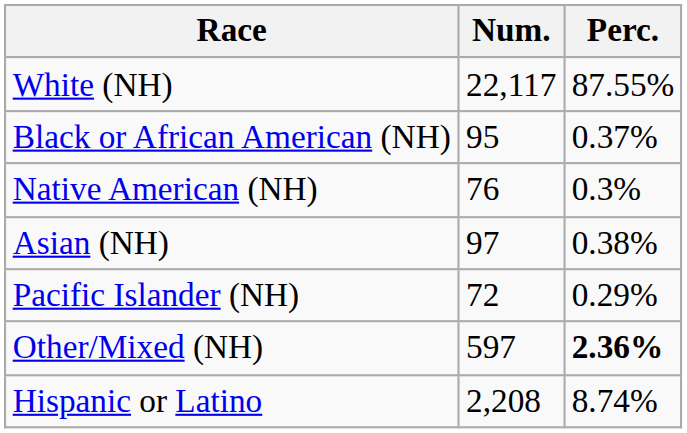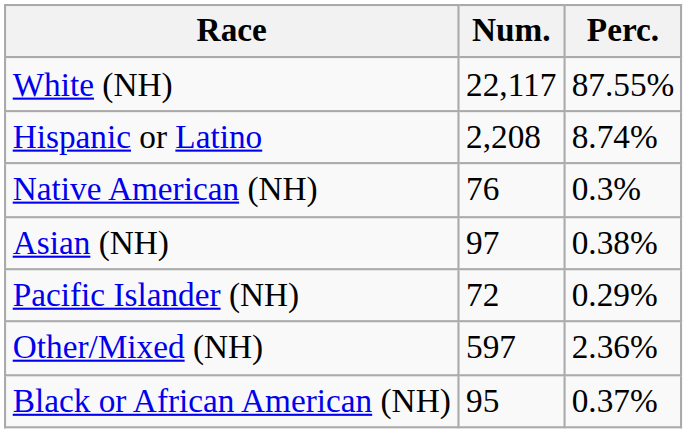rows swapped: (232, 136) <-> (137, 400)
(617, 347) bold -> (615, 347) normal
